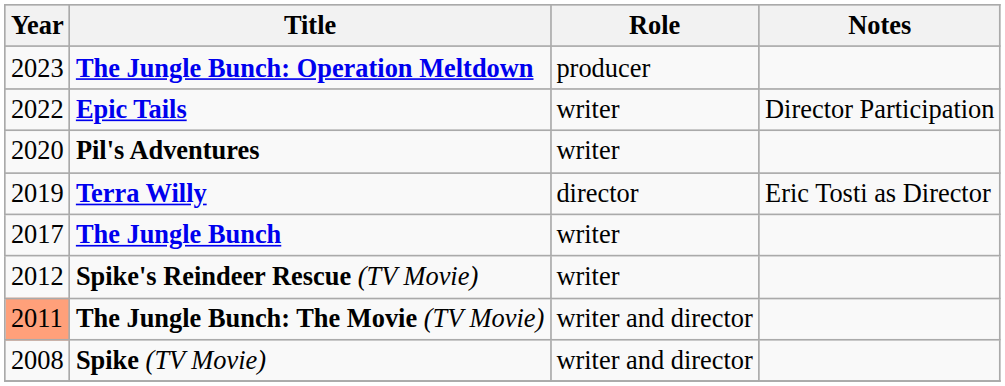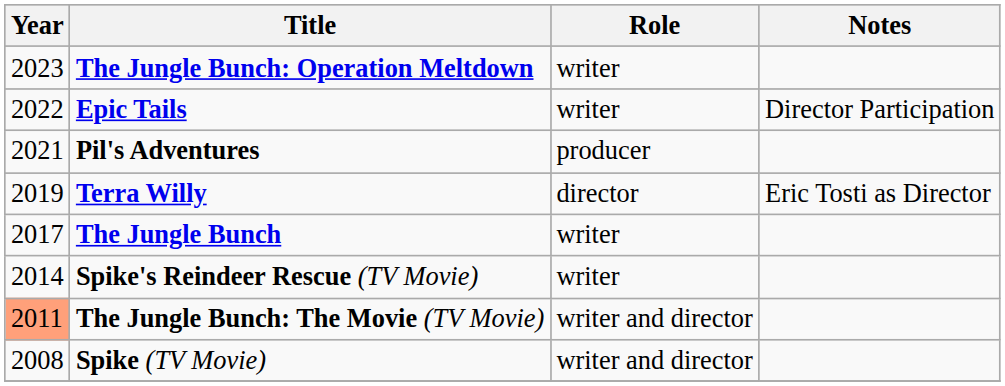(603, 67) producer -> (588, 67) writer
(37, 151) 2020 -> (37, 151) 2021
(588, 151) writer -> (603, 151) producer
(37, 276) 2012 -> (37, 276) 2014
